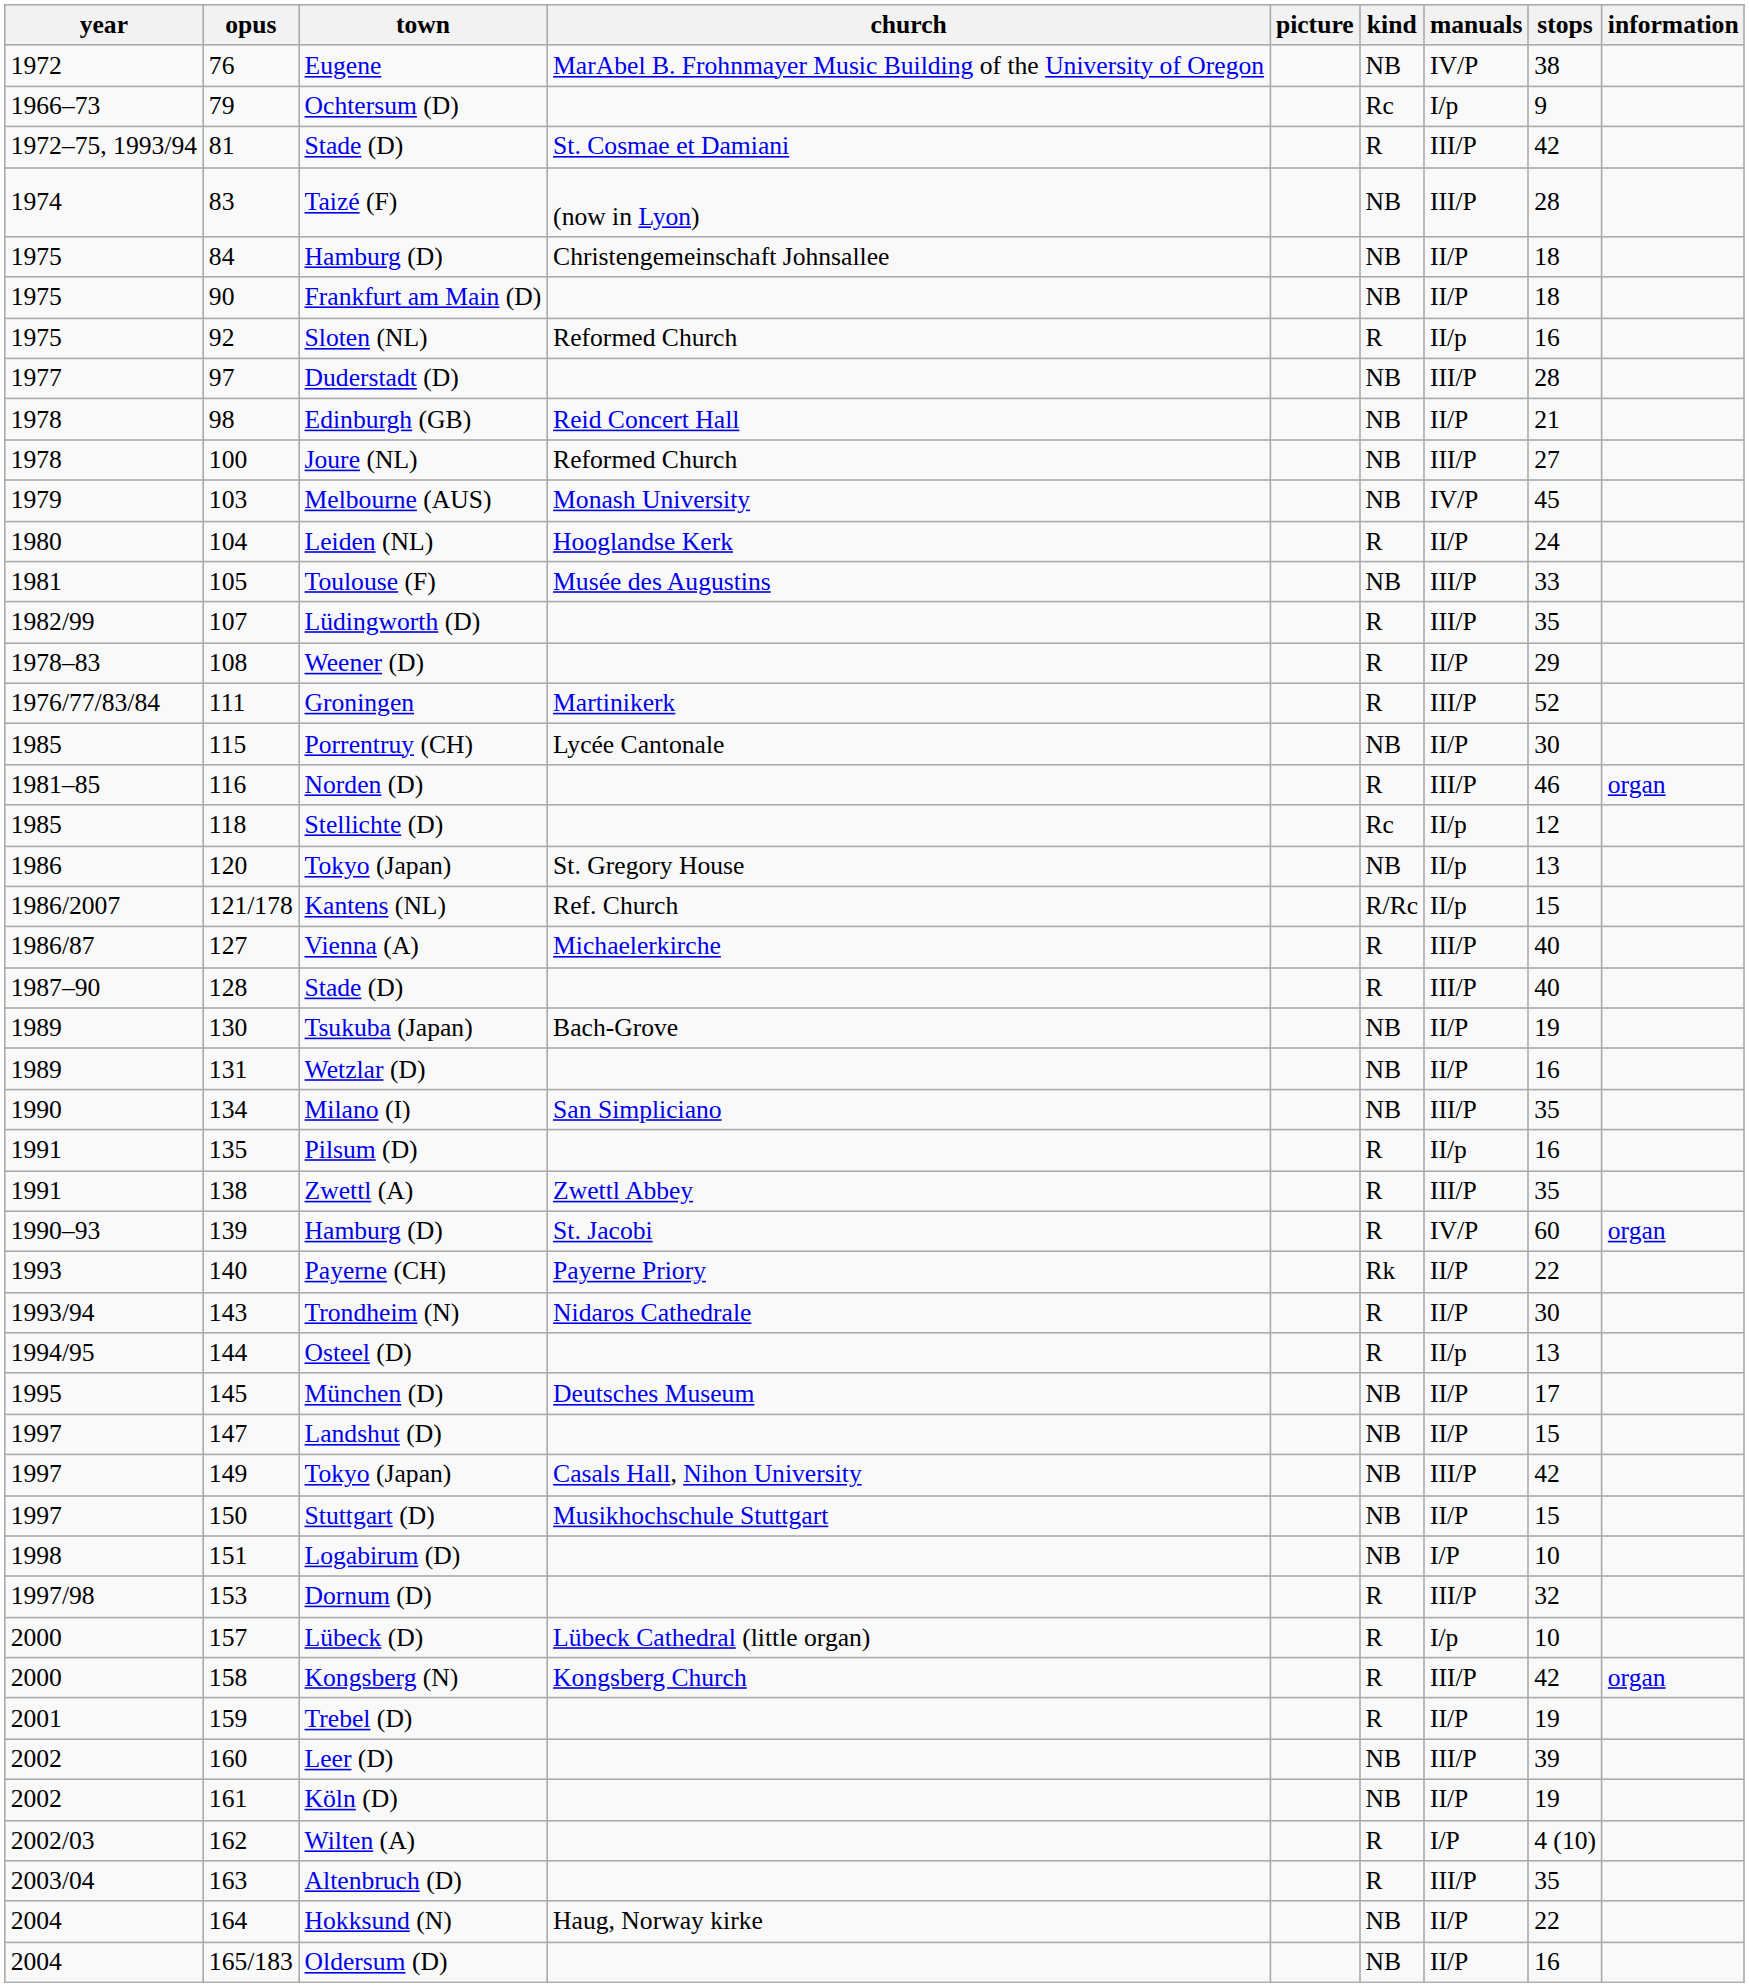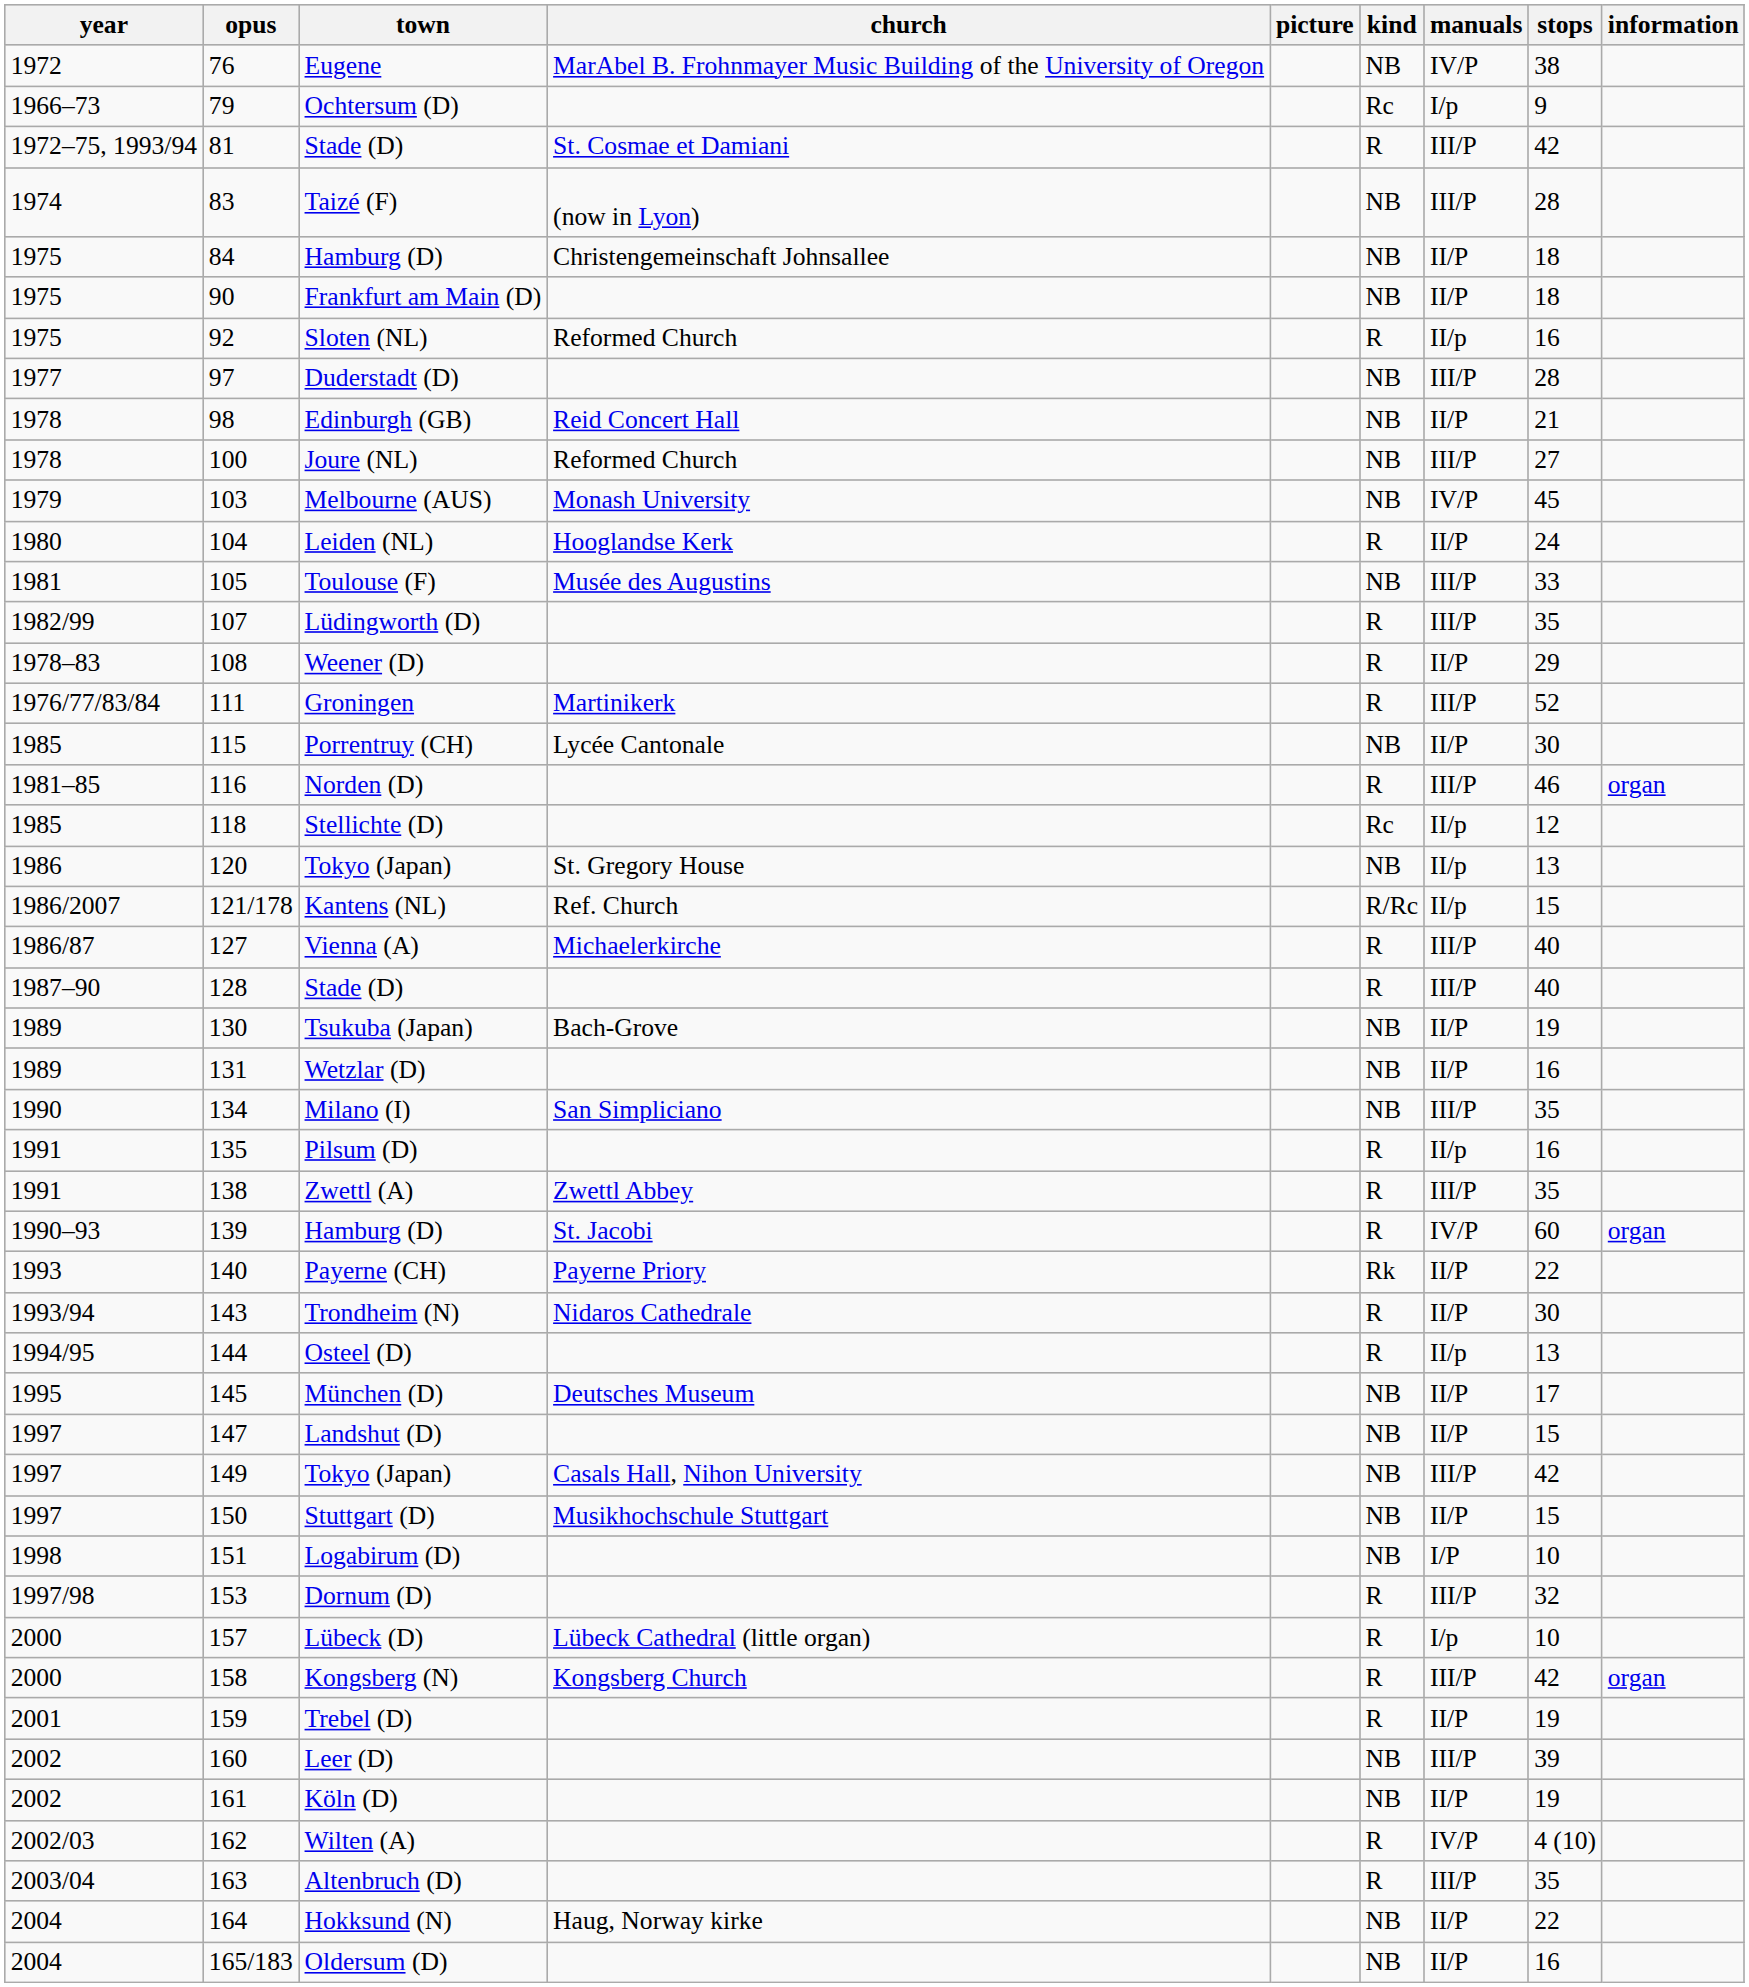(1445, 1840) I/P -> (1454, 1840) IV/P
